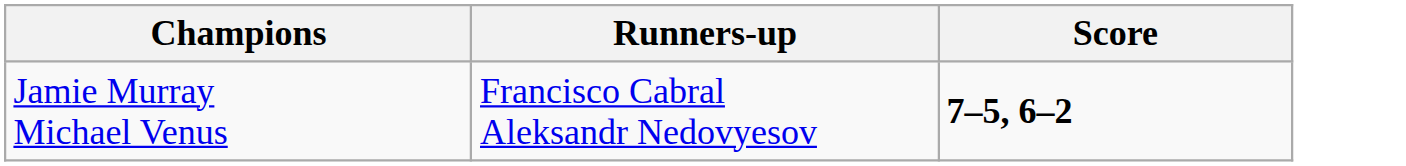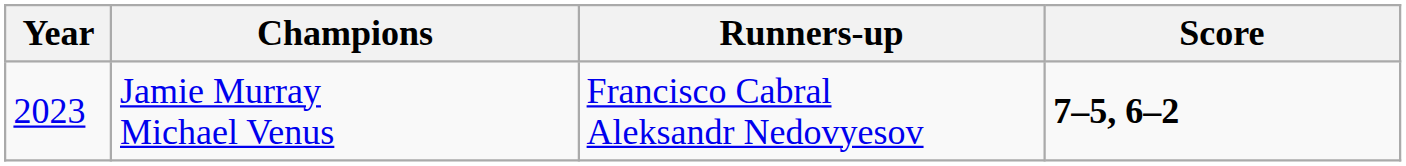+ column: (58, 33)
